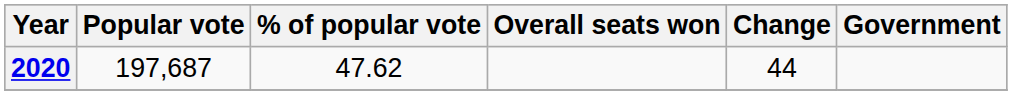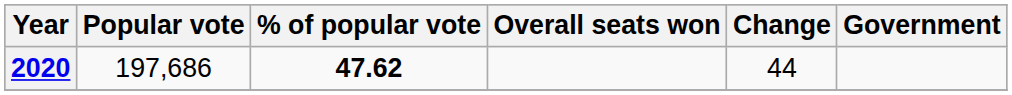(164, 68) 197,687 -> (164, 68) 197,686
(369, 68) normal -> (369, 68) bold
